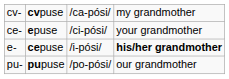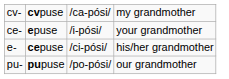(88, 30) /ci-pósi/ -> (86, 30) /i-pósi/
(86, 47) /i-pósi/ -> (88, 47) /ci-pósi/
(169, 47) bold -> (165, 47) normal
